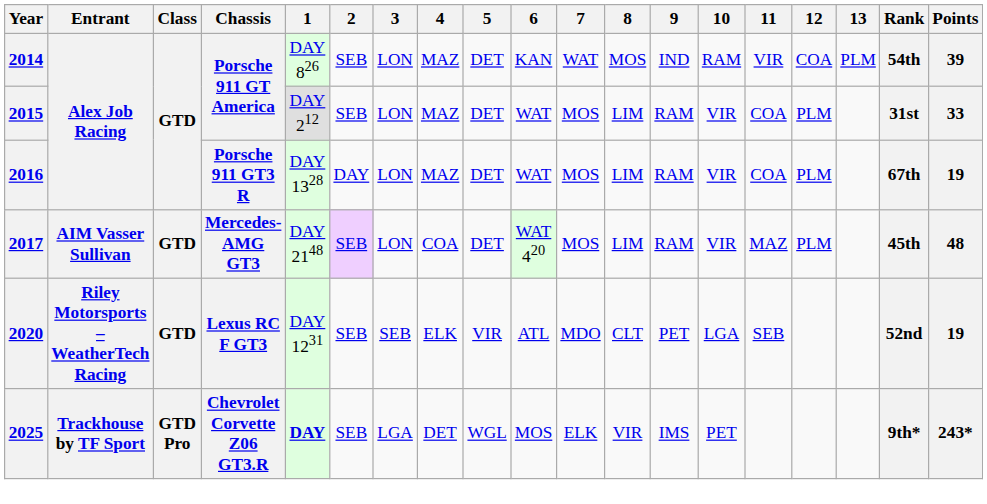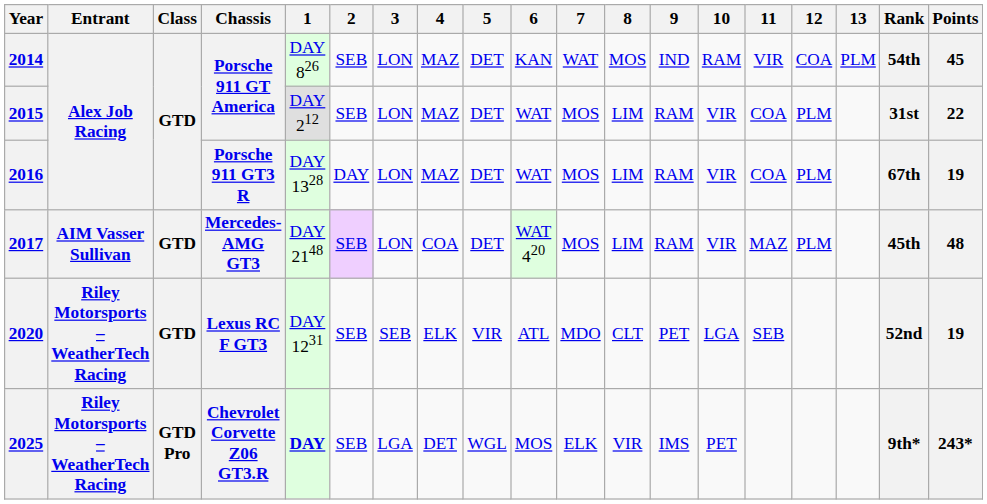(955, 60) 39 -> (955, 60) 45
(955, 113) 33 -> (955, 113) 22
(100, 433) Trackhouse by TF Sport -> (100, 444) Riley Motorsports – WeatherTech Racing
